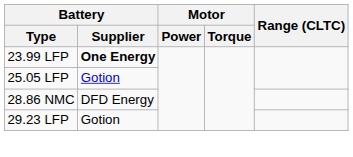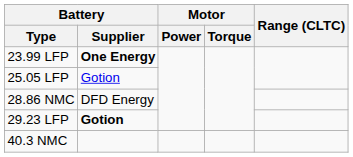(100, 120) normal -> (102, 120) bold
+ row: (37, 141)
